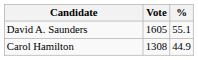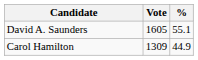(156, 47) 1308 -> (156, 47) 1309
